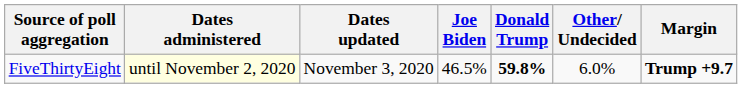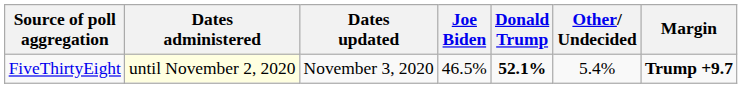(522, 68) 59.8% -> (522, 68) 52.1%
(597, 68) 6.0% -> (597, 68) 5.4%
